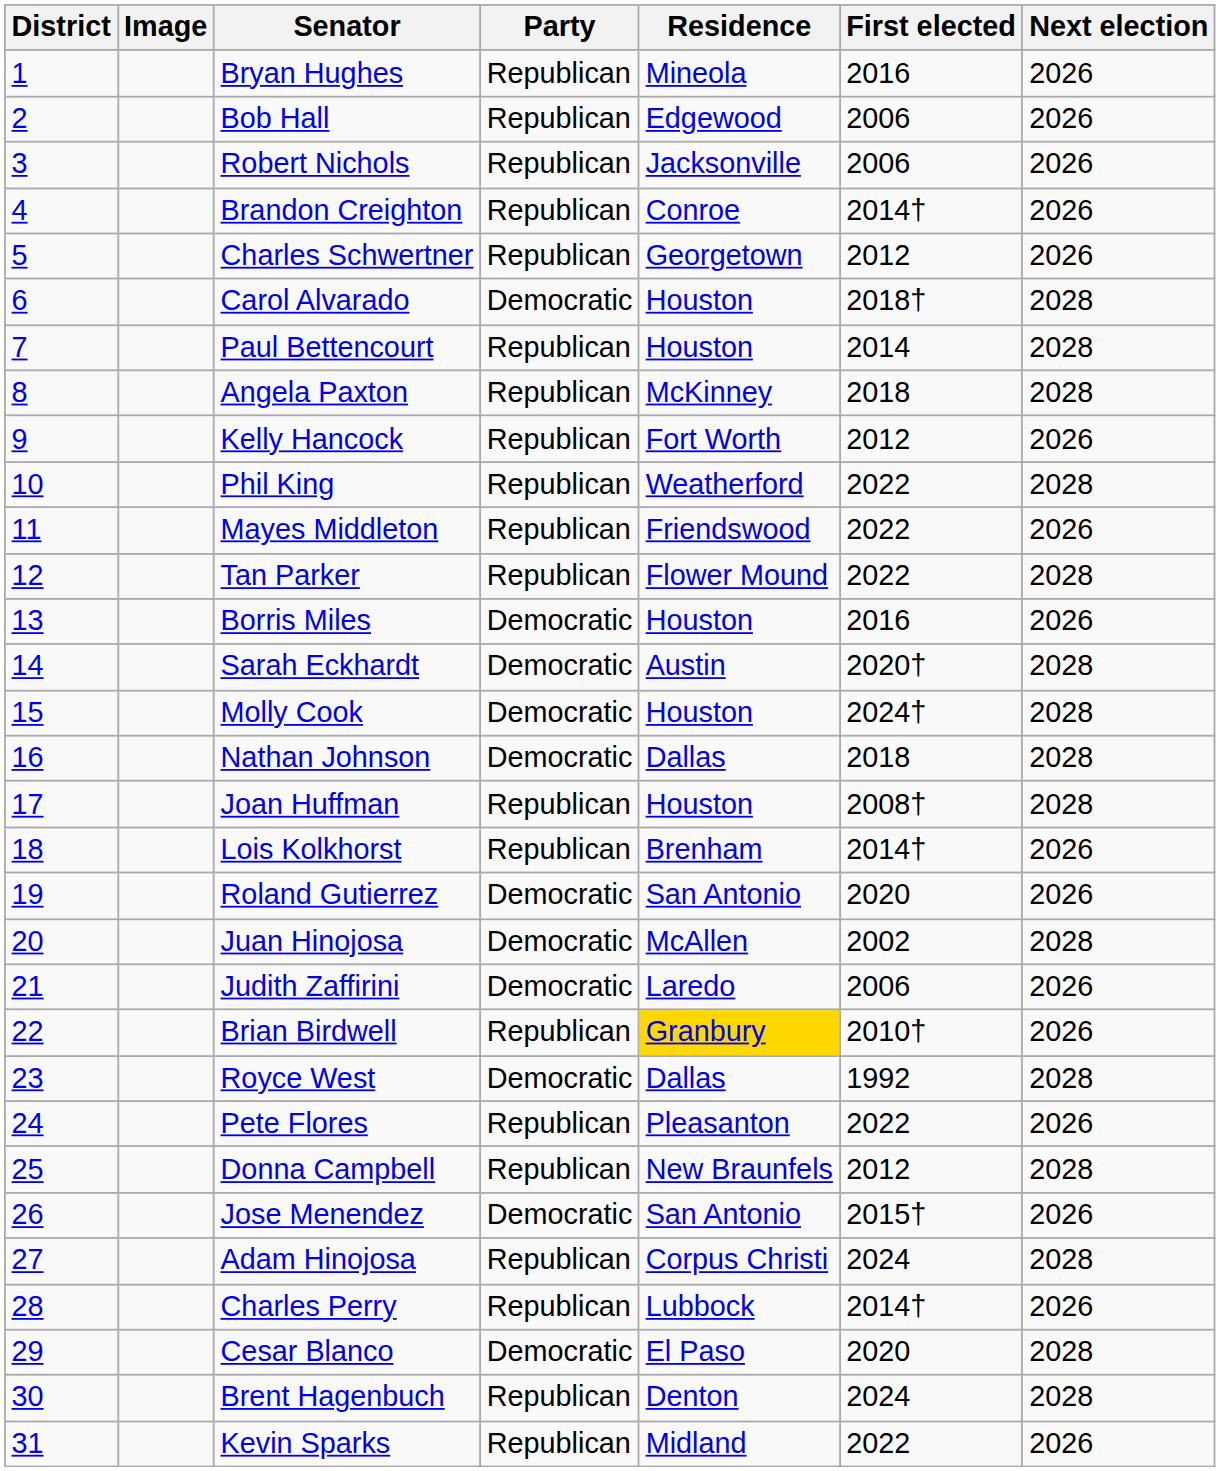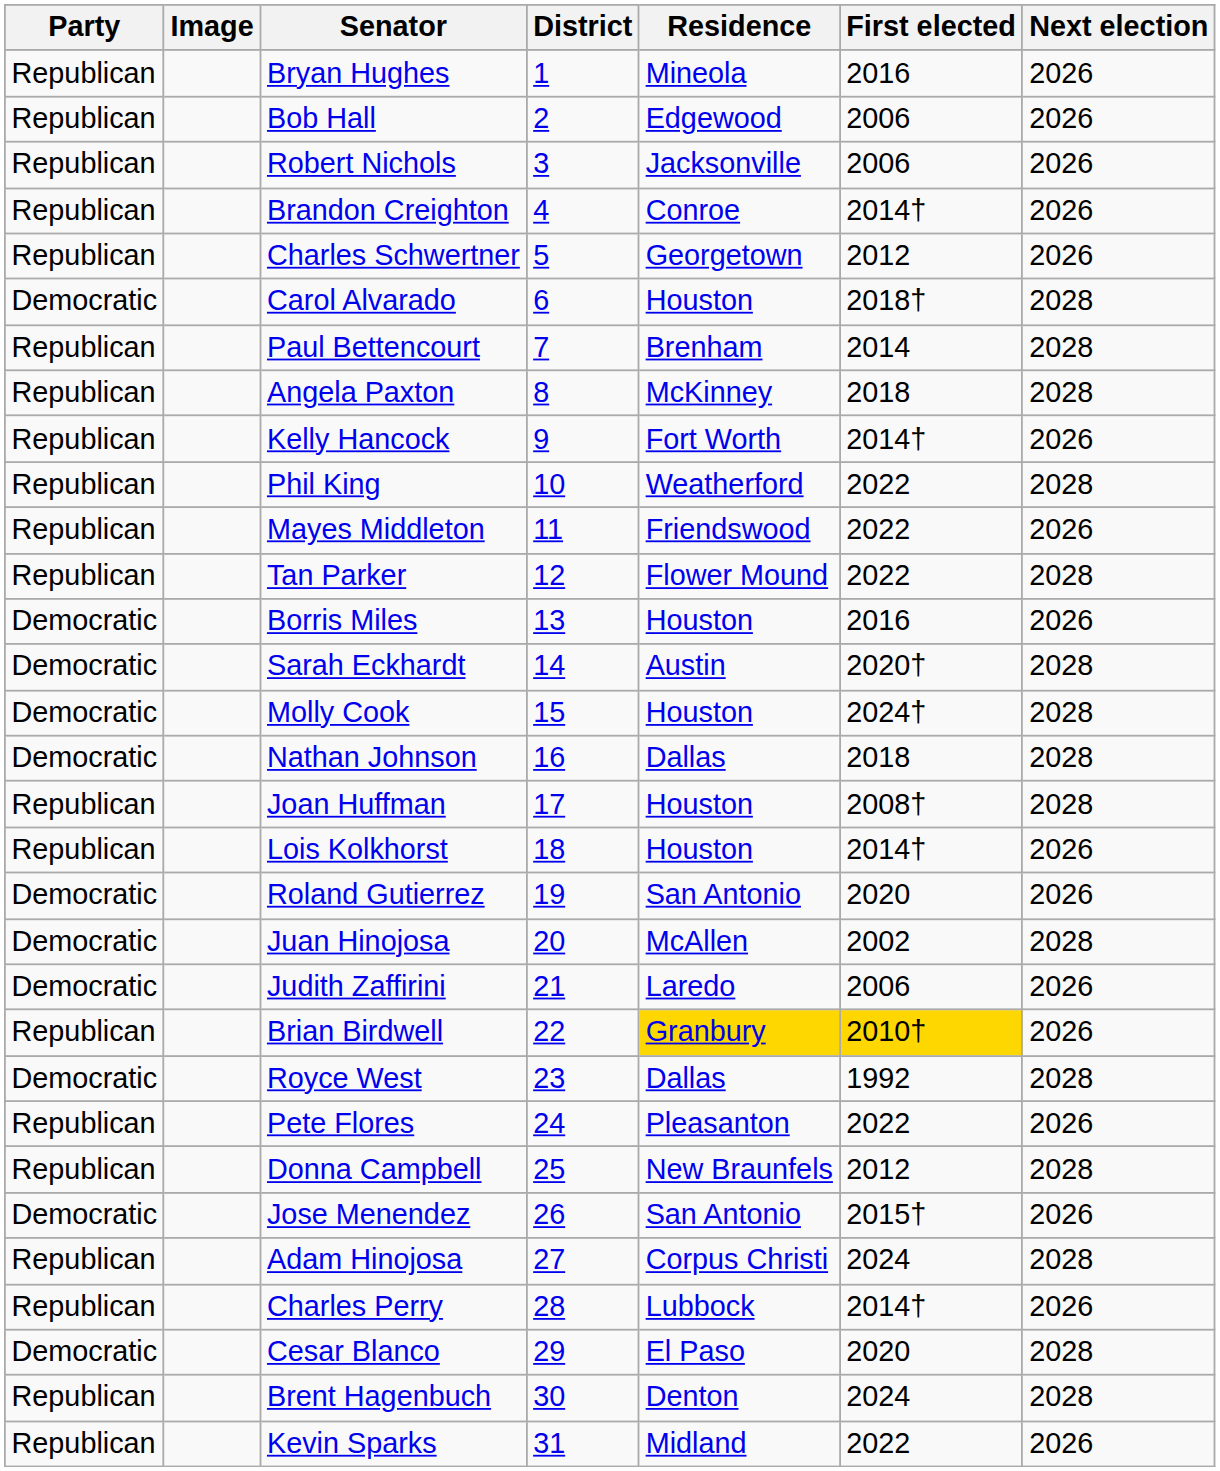columns swapped: (61, 27) <-> (560, 27)
(699, 347) Houston -> (704, 347) Brenham
(878, 438) 2012 -> (886, 438) 2014†
(704, 849) Brenham -> (699, 849) Houston
(886, 1032) no background -> (886, 1032) gold background
